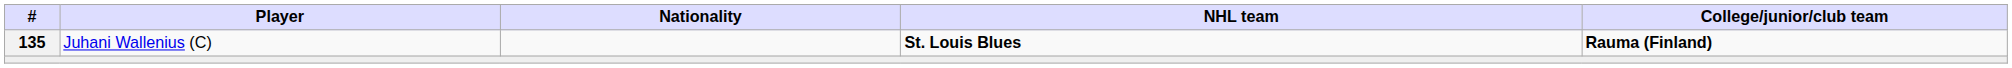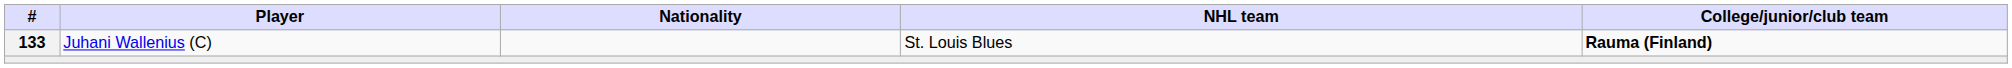(32, 42) 135 -> (32, 42) 133
(963, 42) bold -> (958, 42) normal
